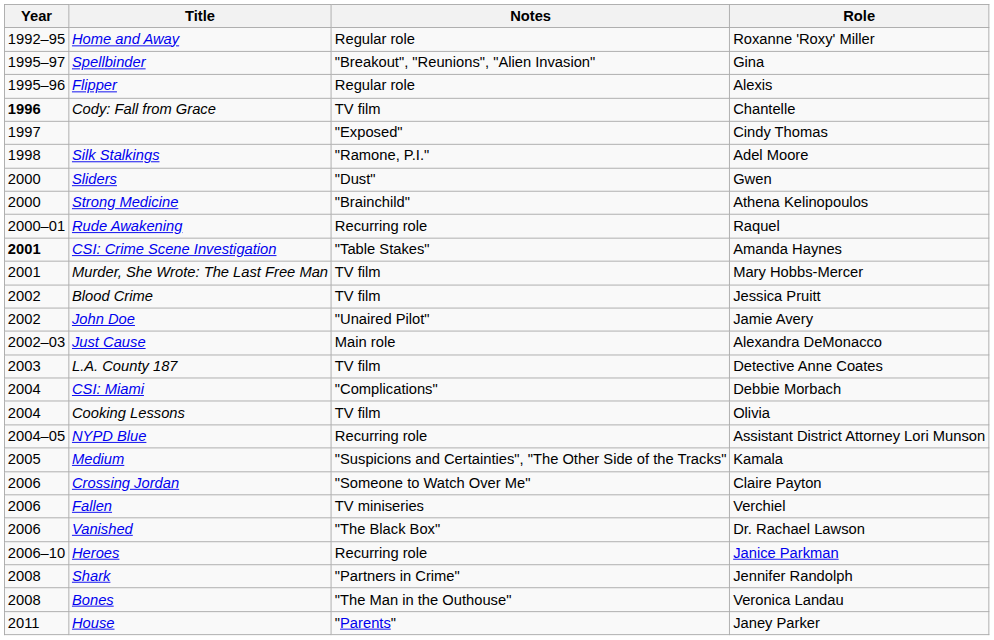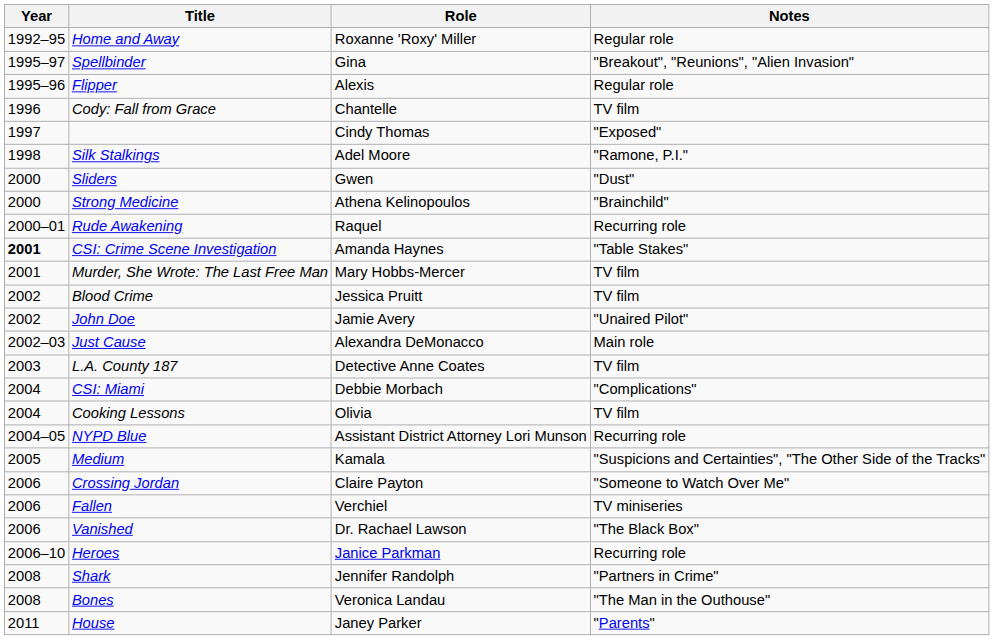columns swapped: (859, 16) <-> (531, 16)
(24, 109) bold -> (24, 109) normal
